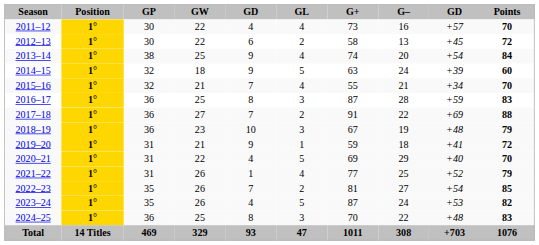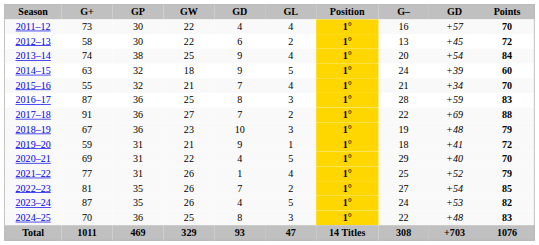columns swapped: (93, 12) <-> (353, 12)
